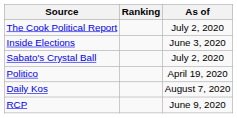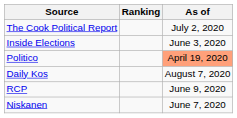- row: (51, 58)
(198, 74) no background -> (198, 58) lightsalmon background
+ row: (27, 105)
